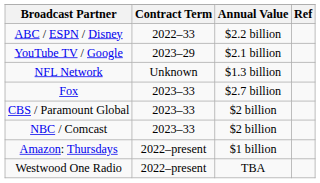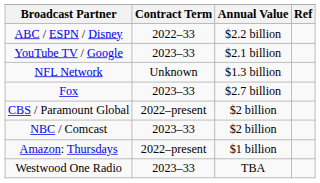(174, 52) 2023–29 -> (174, 52) 2023–33
(174, 110) 2023–33 -> (174, 110) 2022–present
(174, 168) 2022–present -> (174, 168) 2023–33
